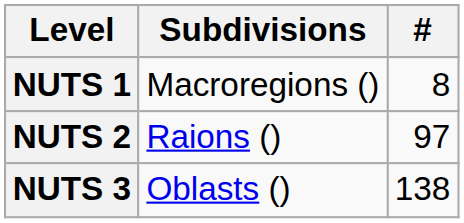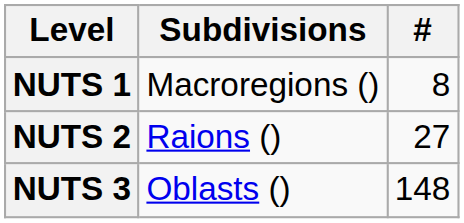(432, 136) 97 -> (432, 136) 27
(423, 189) 138 -> (423, 189) 148
